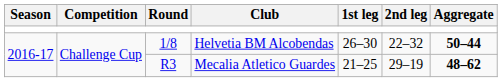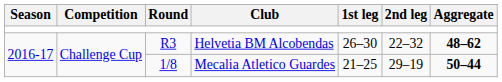(168, 43) 1/8 -> (168, 43) R3
(464, 43) 50–44 -> (464, 43) 48–62
(168, 65) R3 -> (168, 65) 1/8
(464, 65) 48–62 -> (464, 65) 50–44
